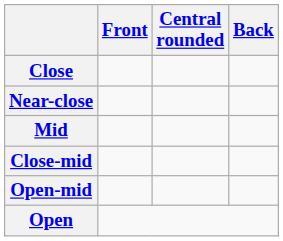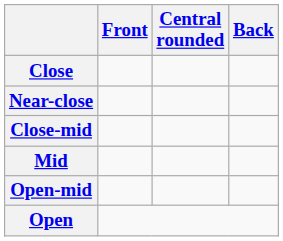rows swapped: (51, 160) <-> (51, 130)
